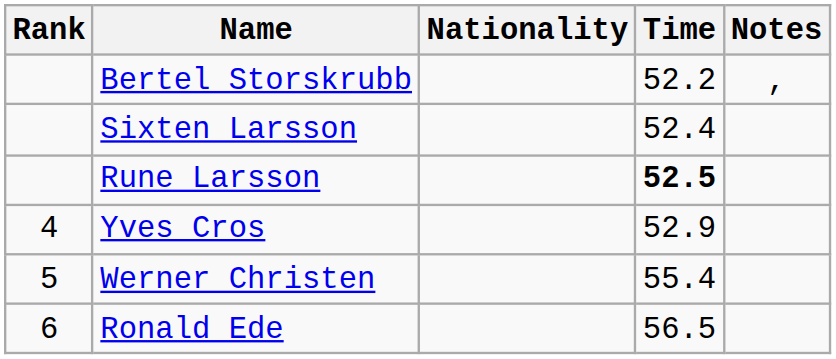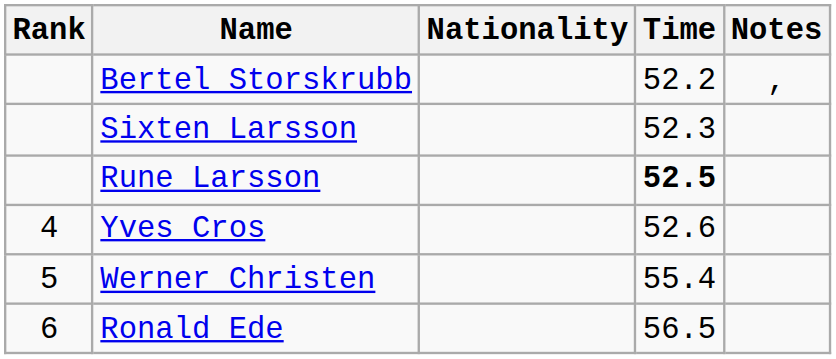(679, 130) 52.4 -> (679, 130) 52.3
(679, 229) 52.9 -> (679, 229) 52.6
